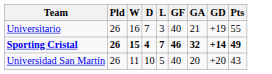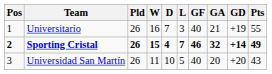+ column: (14, 12)
